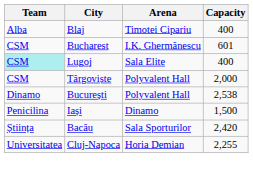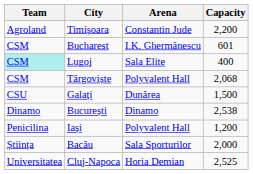+ row: (88, 29)
- row: (76, 29)
(226, 78) 2,000 -> (226, 78) 2,068
+ row: (80, 95)
(157, 95) Polyvalent Hall -> (142, 111) Dinamo
(142, 111) Dinamo -> (157, 128) Polyvalent Hall
(226, 111) 1,500 -> (226, 128) 1,200
(226, 128) 2,420 -> (226, 144) 2,000
(226, 144) 2,255 -> (226, 161) 2,525
